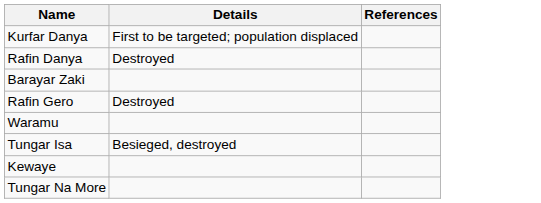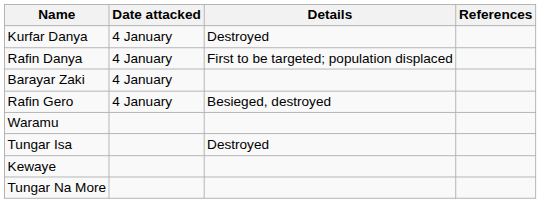+ column: (157, 15)
(235, 36) First to be targeted; population displaced -> (238, 36) Destroyed
(143, 58) Destroyed -> (330, 58) First to be targeted; population displaced
(143, 101) Destroyed -> (269, 101) Besieged, destroyed
(174, 144) Besieged, destroyed -> (238, 144) Destroyed
